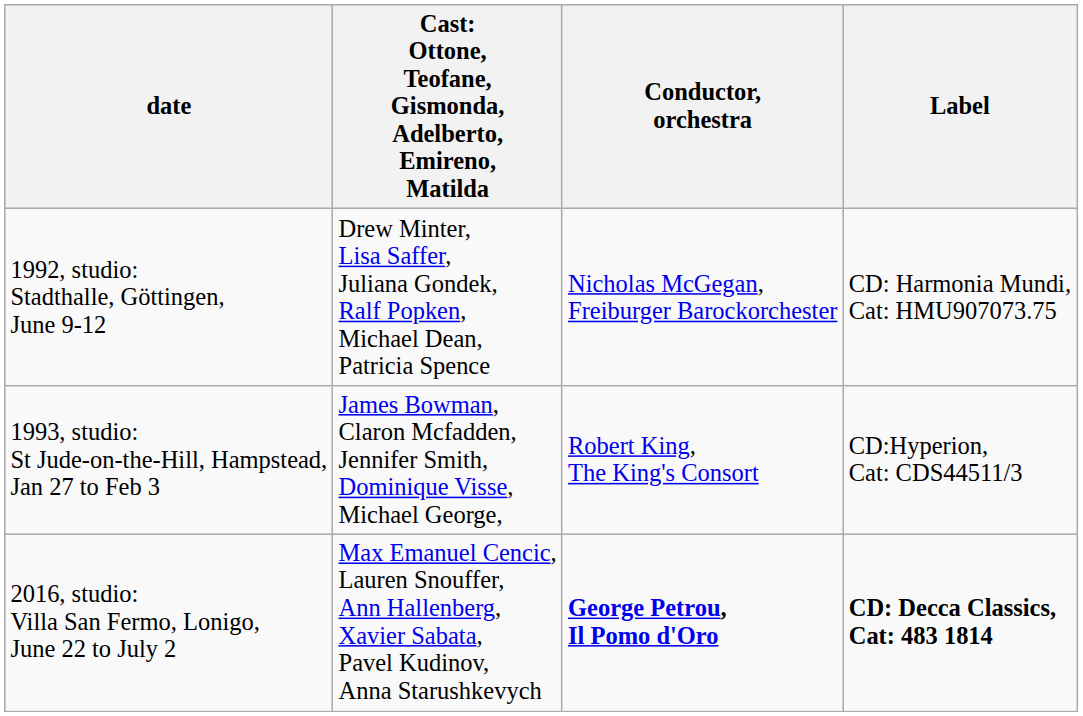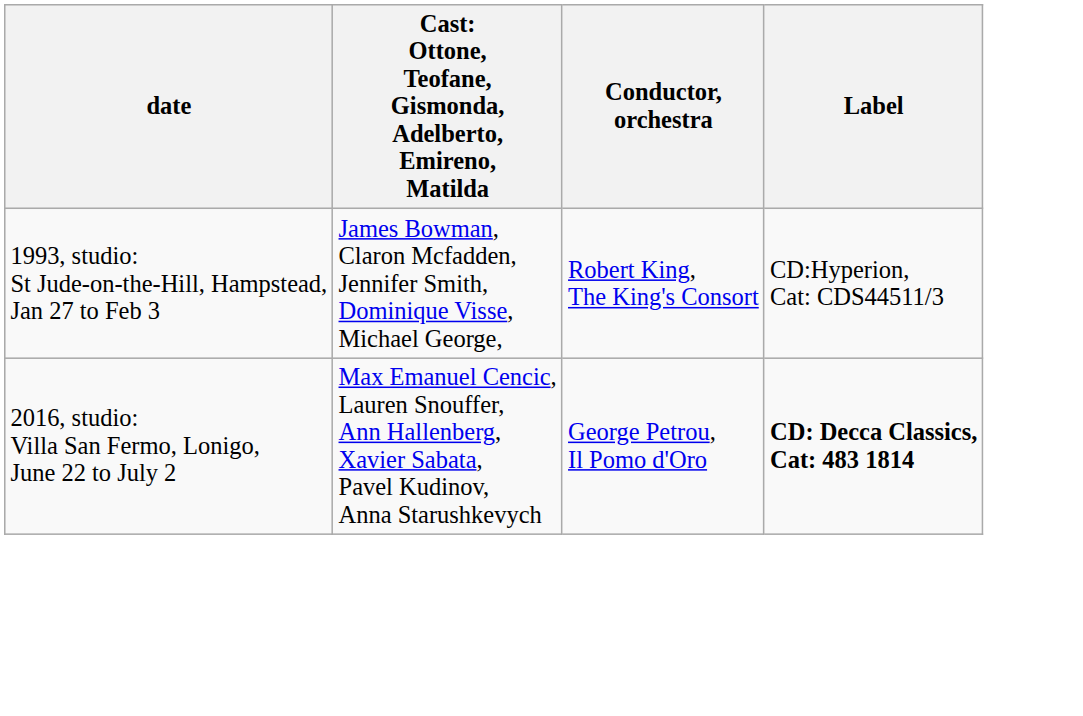- row: (117, 296)
(647, 622) bold -> (642, 445) normal
